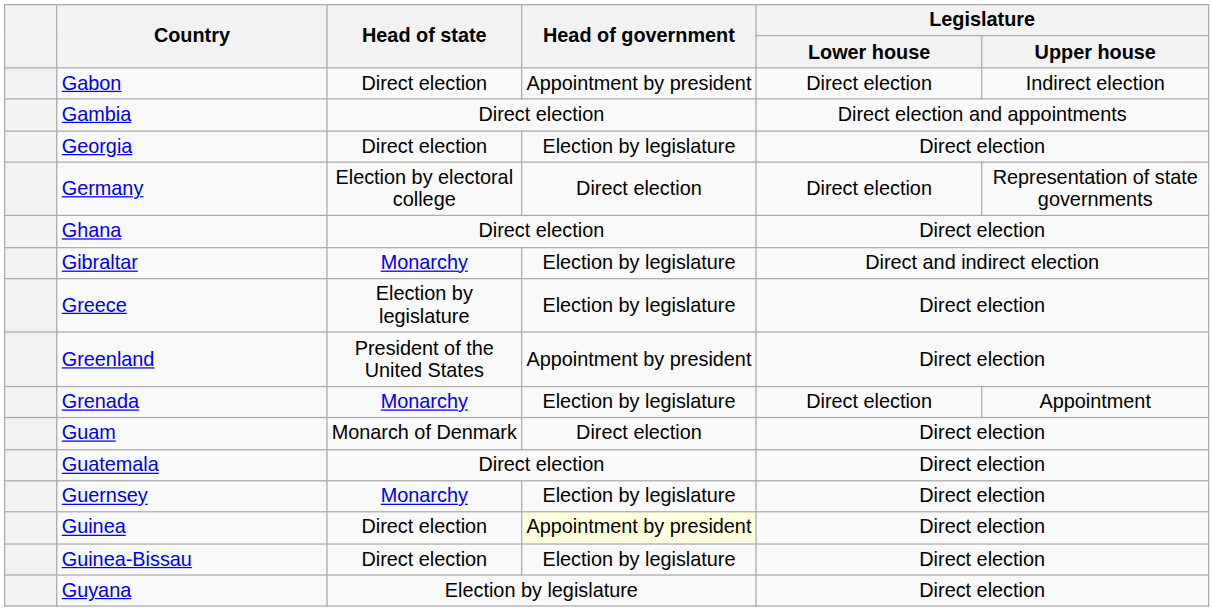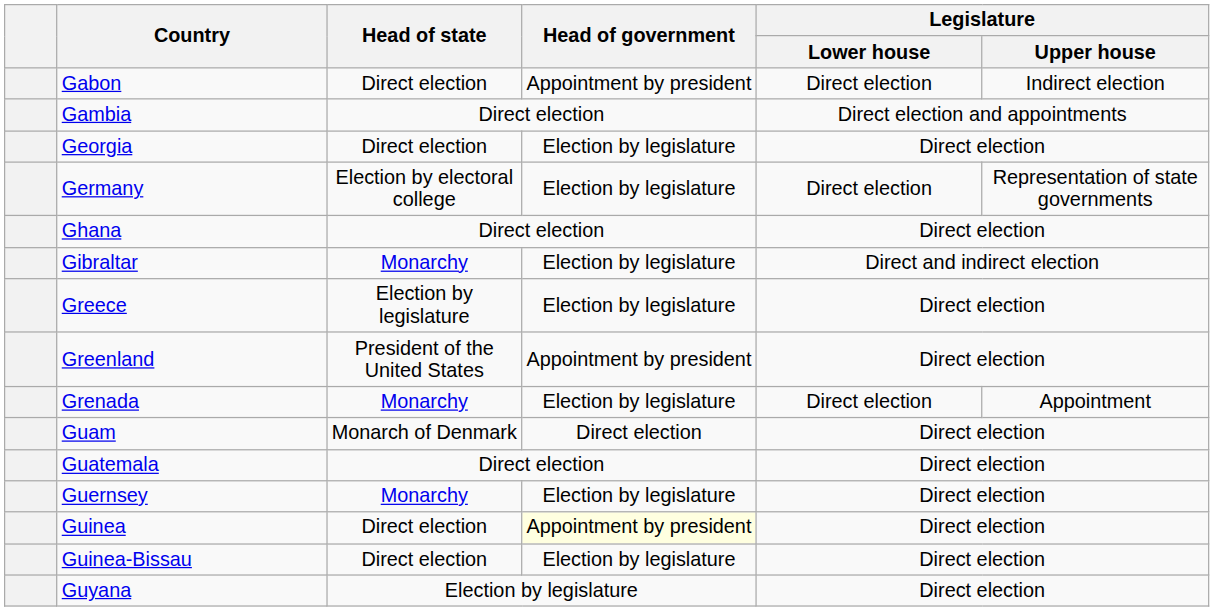(639, 188) Direct election -> (639, 188) Election by legislature
